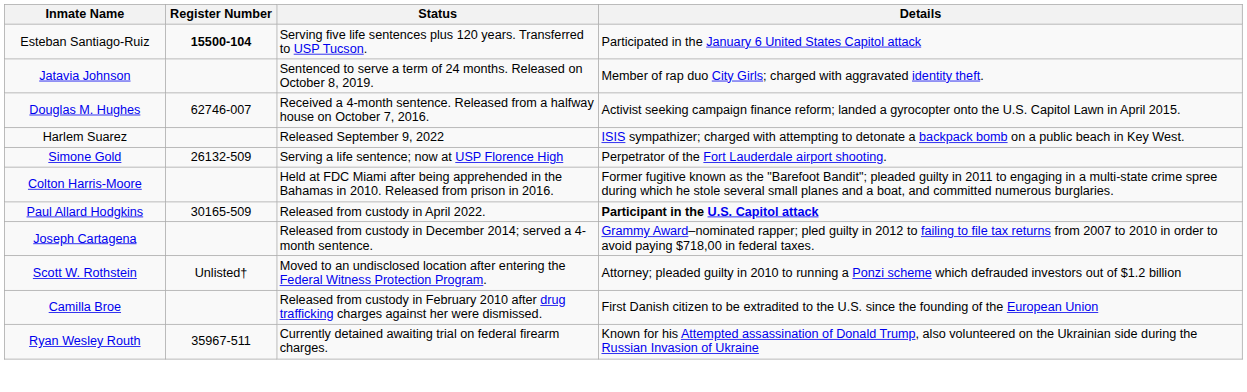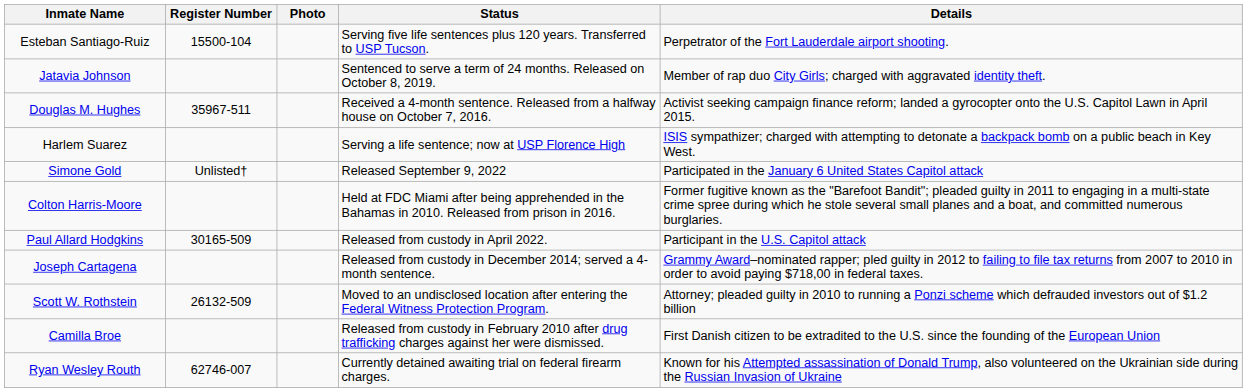+ column: (308, 14)
(221, 41) bold -> (221, 41) normal
(761, 41) Participated in the January 6 United States Capitol attack -> (806, 41) Perpetrator of the Fort Lauderdale airport shooting.
(221, 110) 62746-007 -> (221, 110) 35967-511
(362, 137) Released September 9, 2022 -> (483, 144) Serving a life sentence; now at USP Florence High
(221, 157) 26132-509 -> (221, 171) Unlisted†
(421, 157) Serving a life sentence; now at USP Florence High -> (424, 171) Released September 9, 2022
(744, 157) Perpetrator of the Fort Lauderdale airport shooting. -> (823, 171) Participated in the January 6 United States Capitol attack
(710, 211) bold -> (765, 240) normal
(221, 273) Unlisted† -> (221, 301) 26132-509
(221, 341) 35967-511 -> (221, 370) 62746-007
